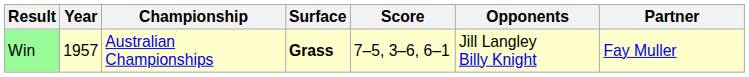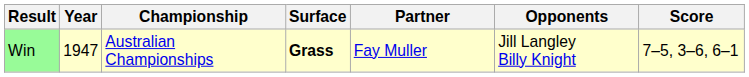columns swapped: (672, 16) <-> (403, 16)
(81, 50) 1957 -> (81, 50) 1947
